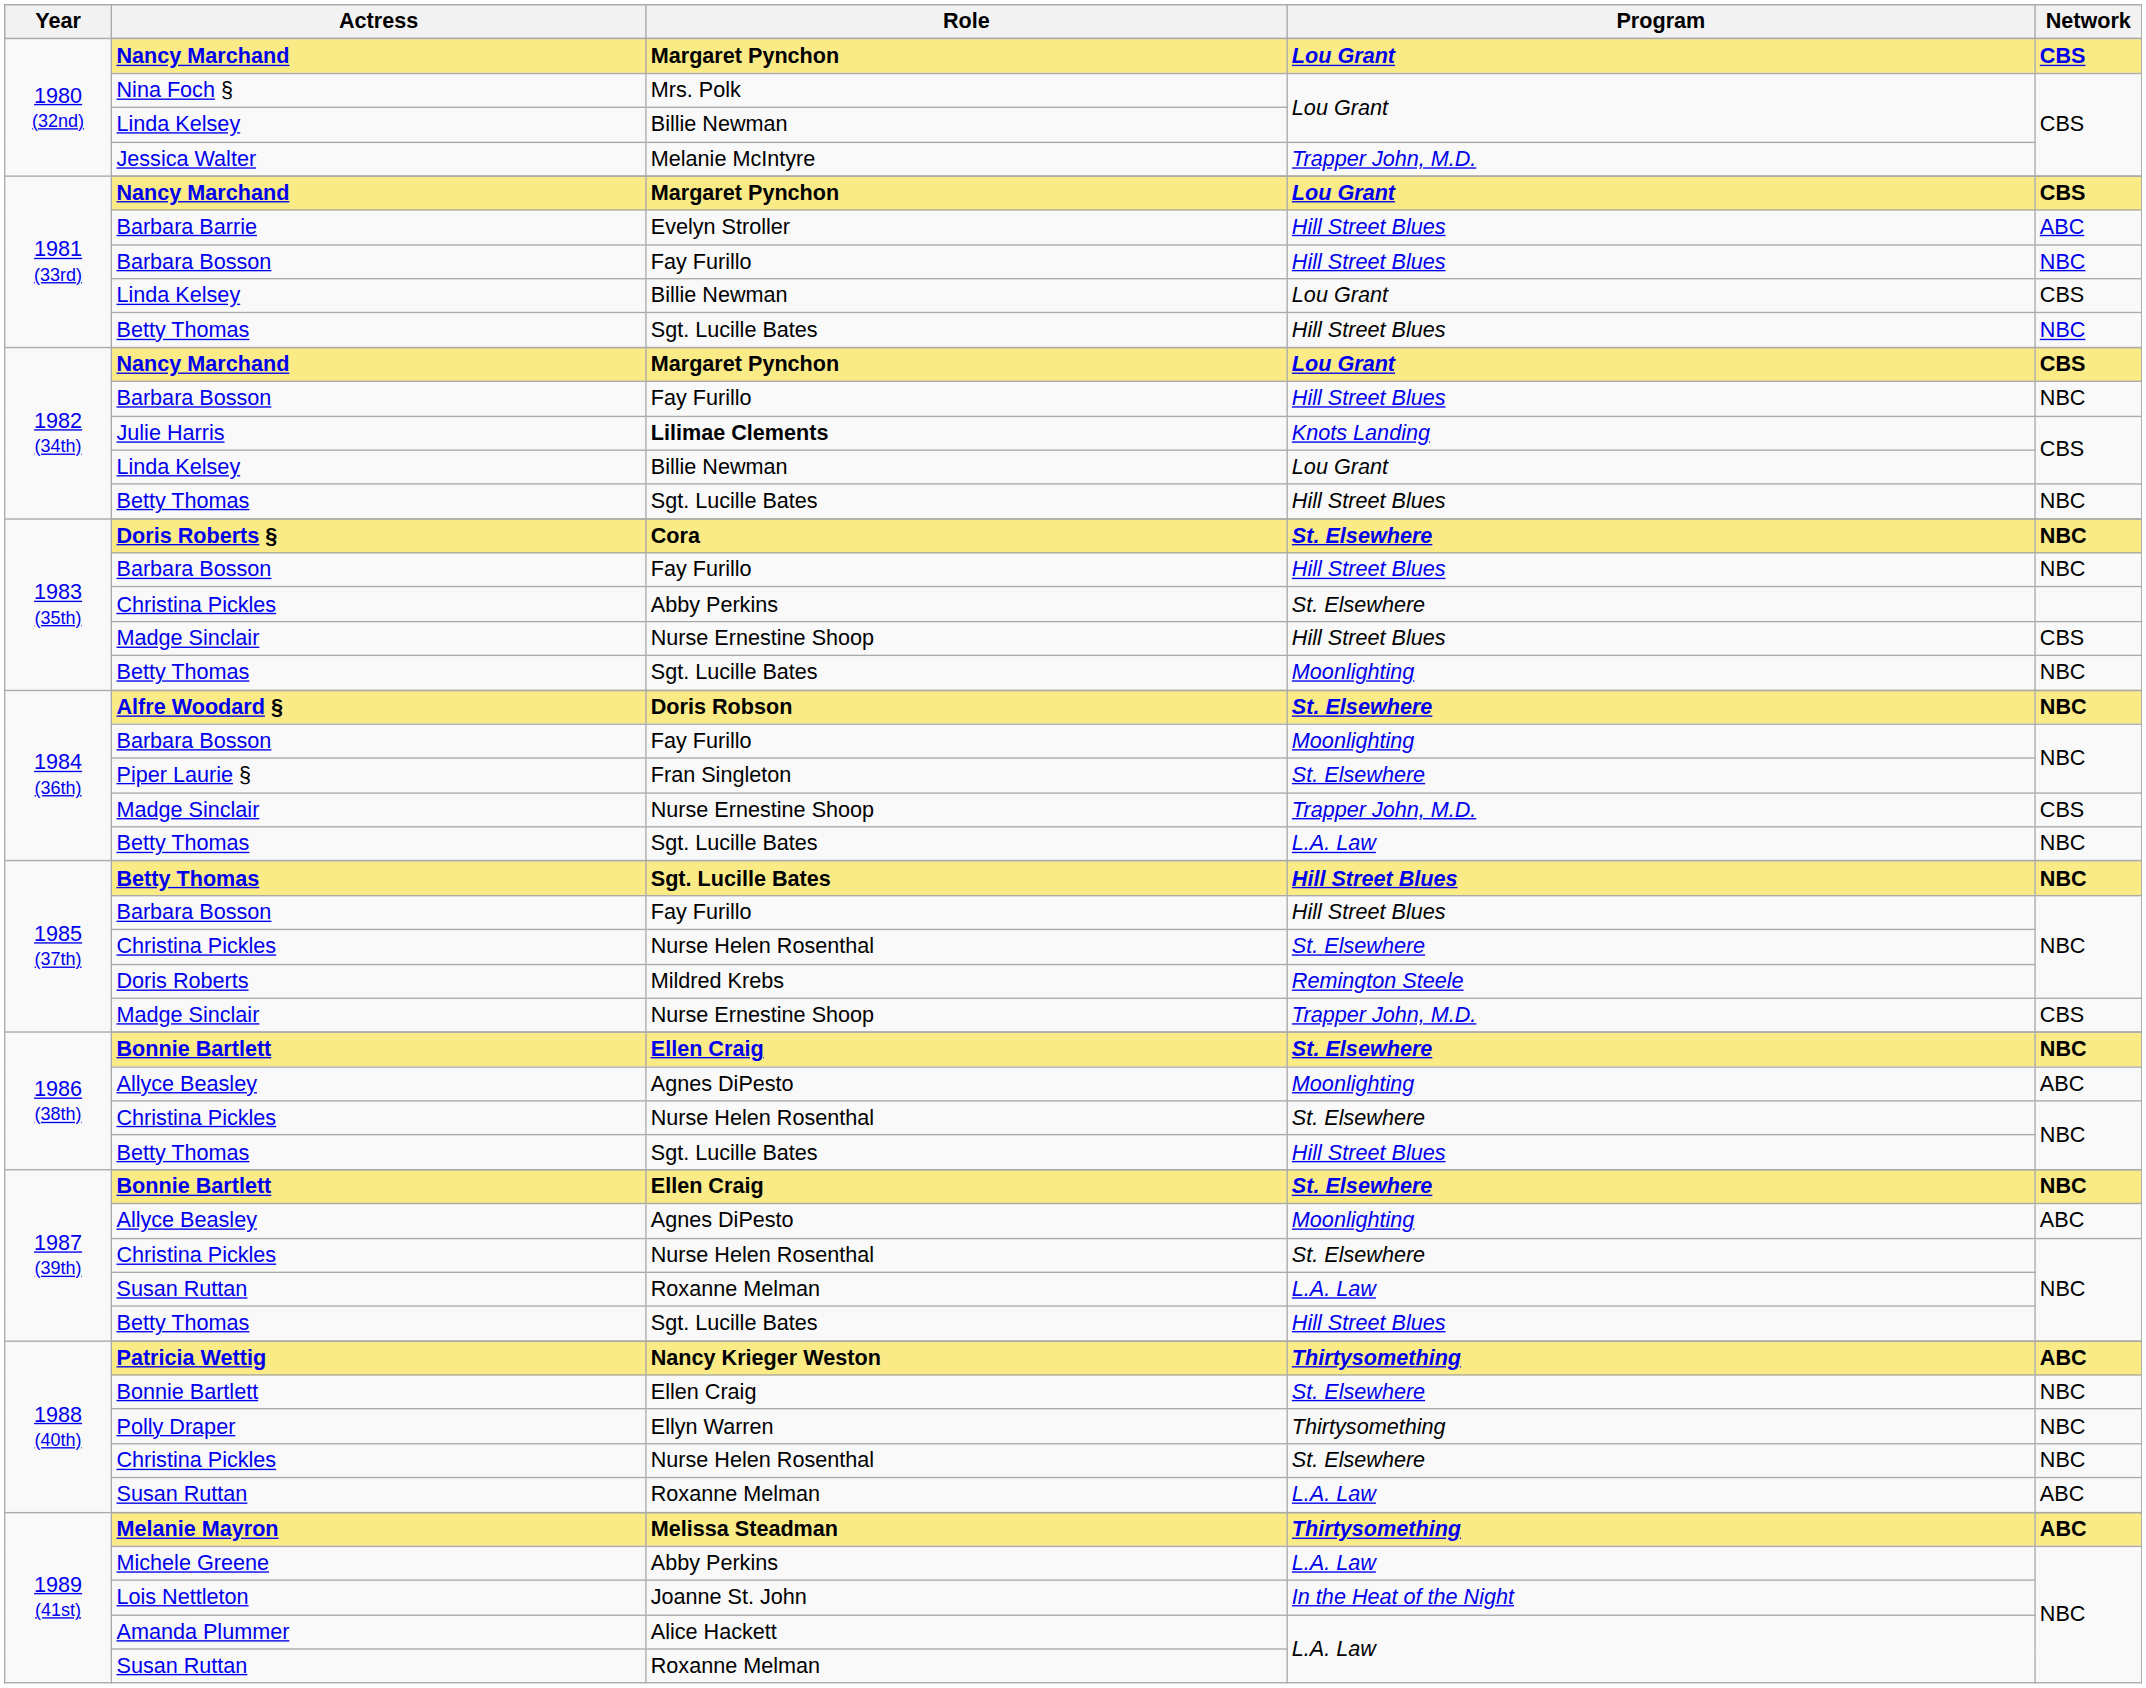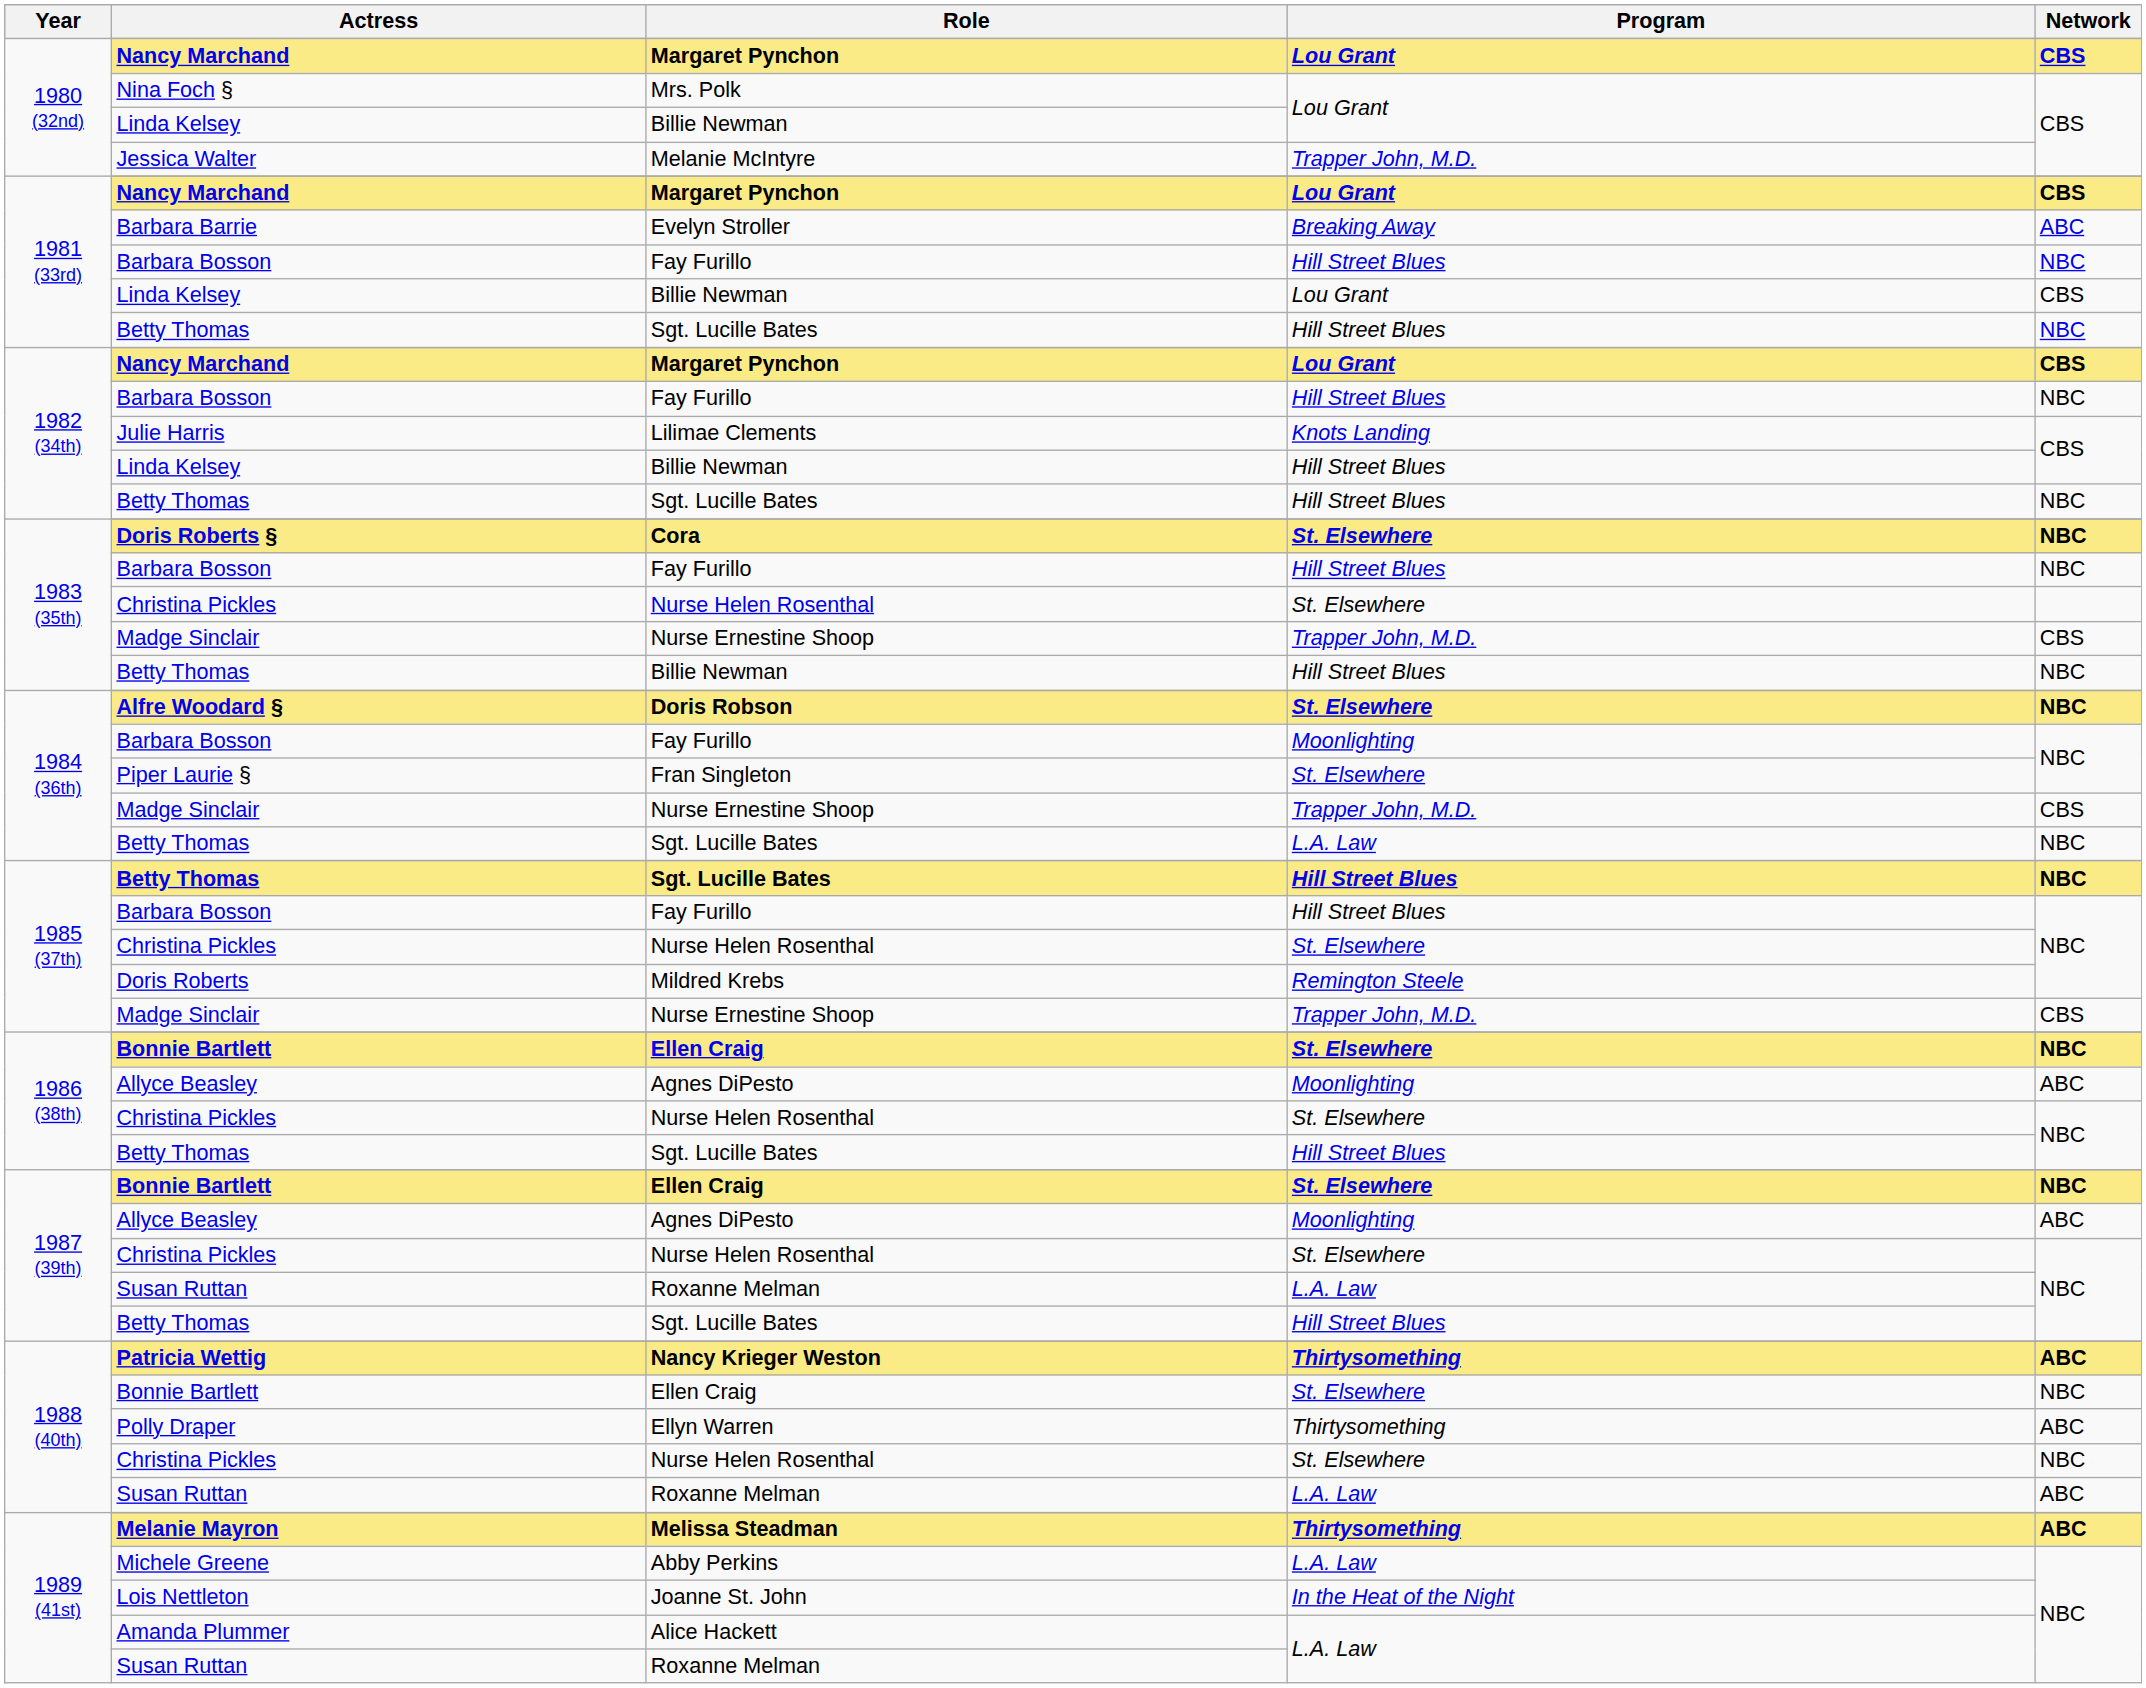(1369, 227) Hill Street Blues -> (1363, 227) Breaking Away
(740, 432) bold -> (734, 432) normal
(1340, 466) Lou Grant -> (1369, 466) Hill Street Blues
(714, 603) Abby Perkins -> (762, 603) Nurse Helen Rosenthal
(1369, 638) Hill Street Blues -> (1384, 638) Trapper John, M.D.
(734, 672) Sgt. Lucille Bates -> (719, 672) Billie Newman
(1353, 672) Moonlighting -> (1369, 672) Hill Street Blues
(2063, 1426) NBC -> (2062, 1426) ABC
